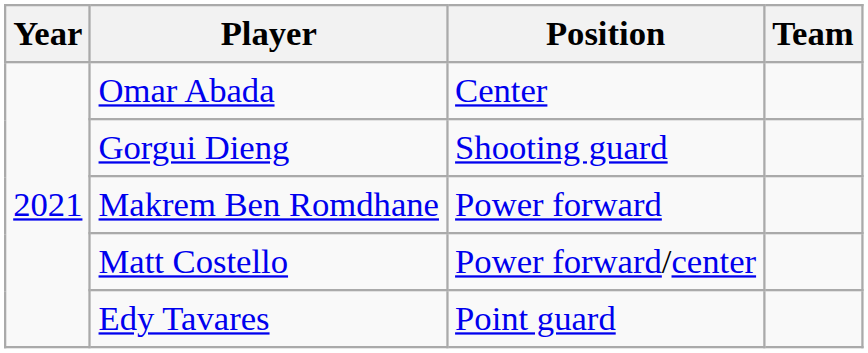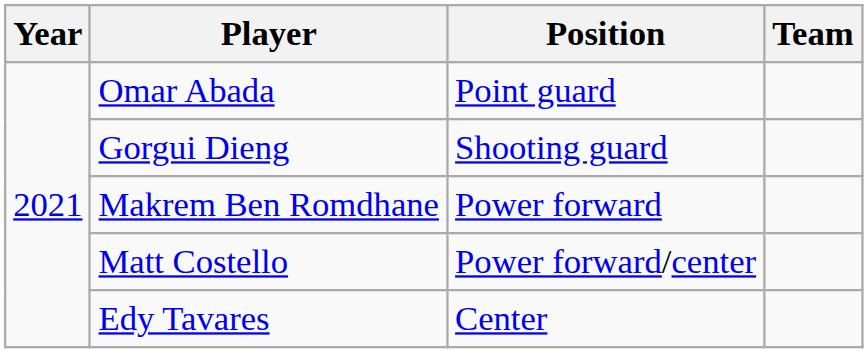(501, 90) Center -> (535, 90) Point guard
(535, 318) Point guard -> (501, 318) Center
